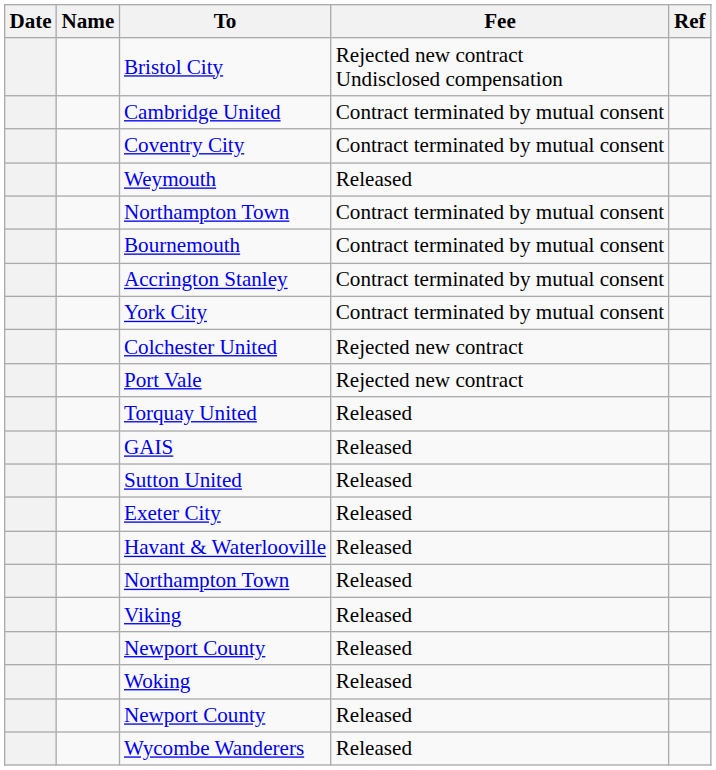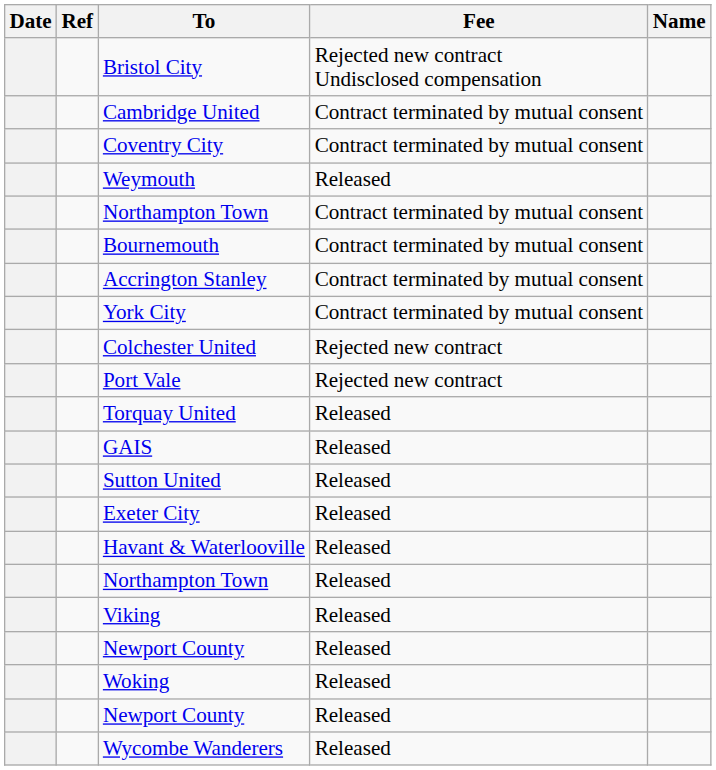columns swapped: (88, 21) <-> (690, 21)
